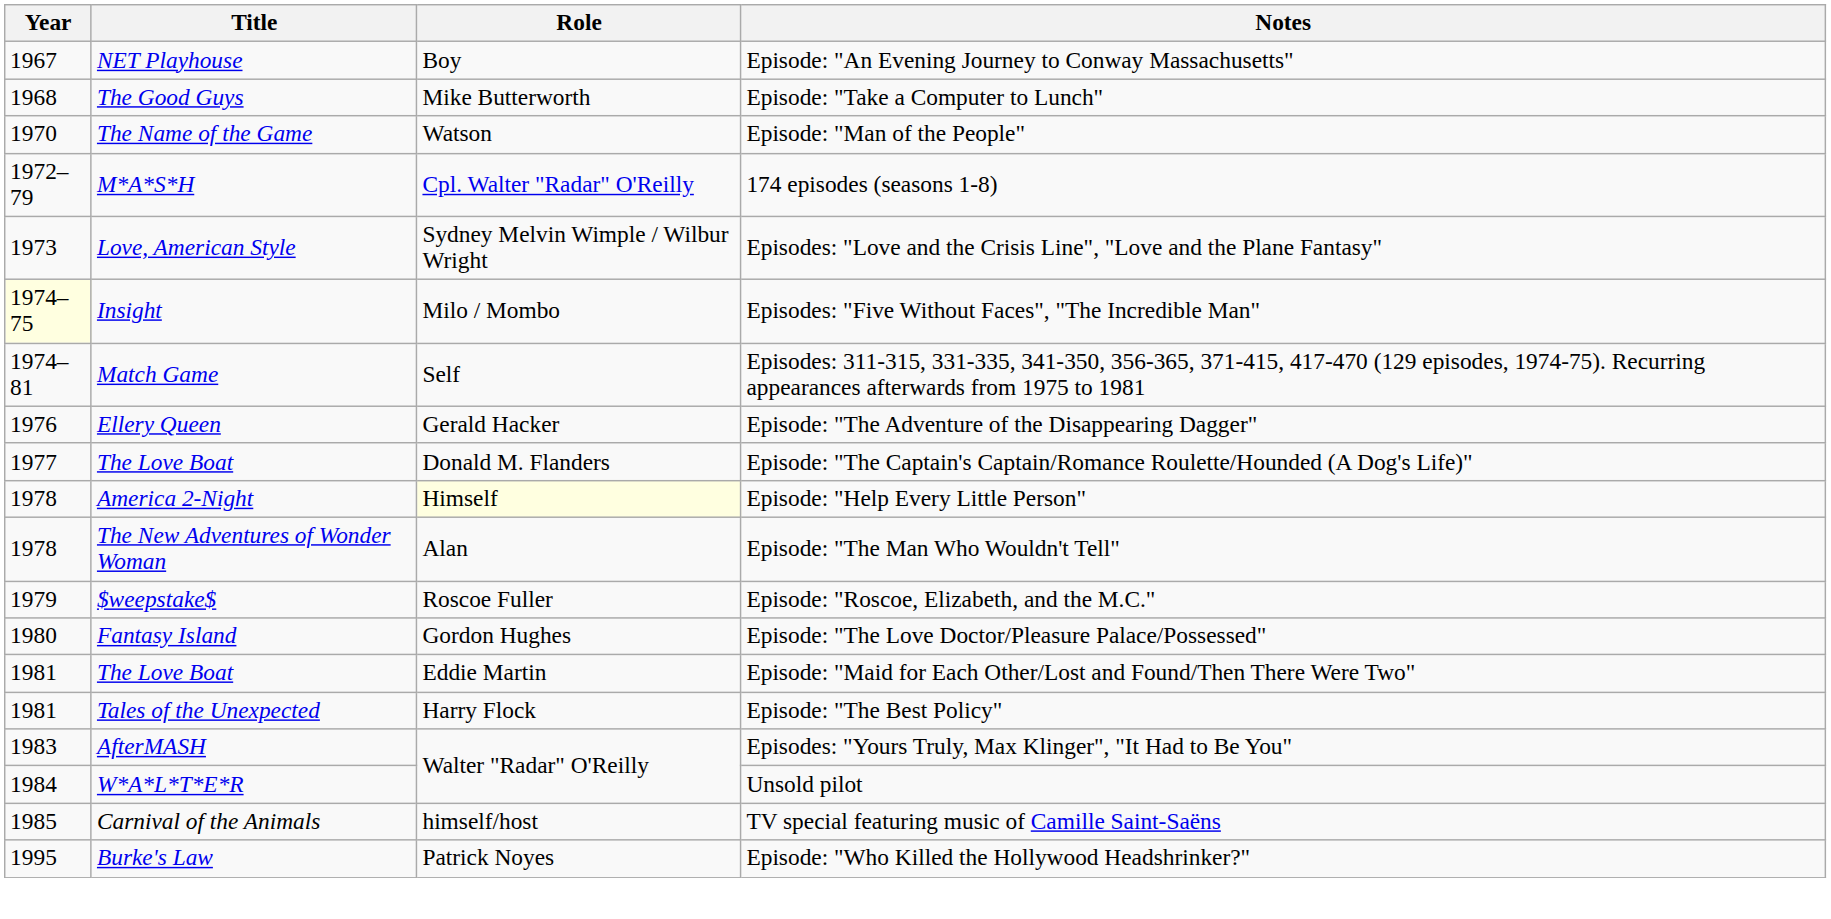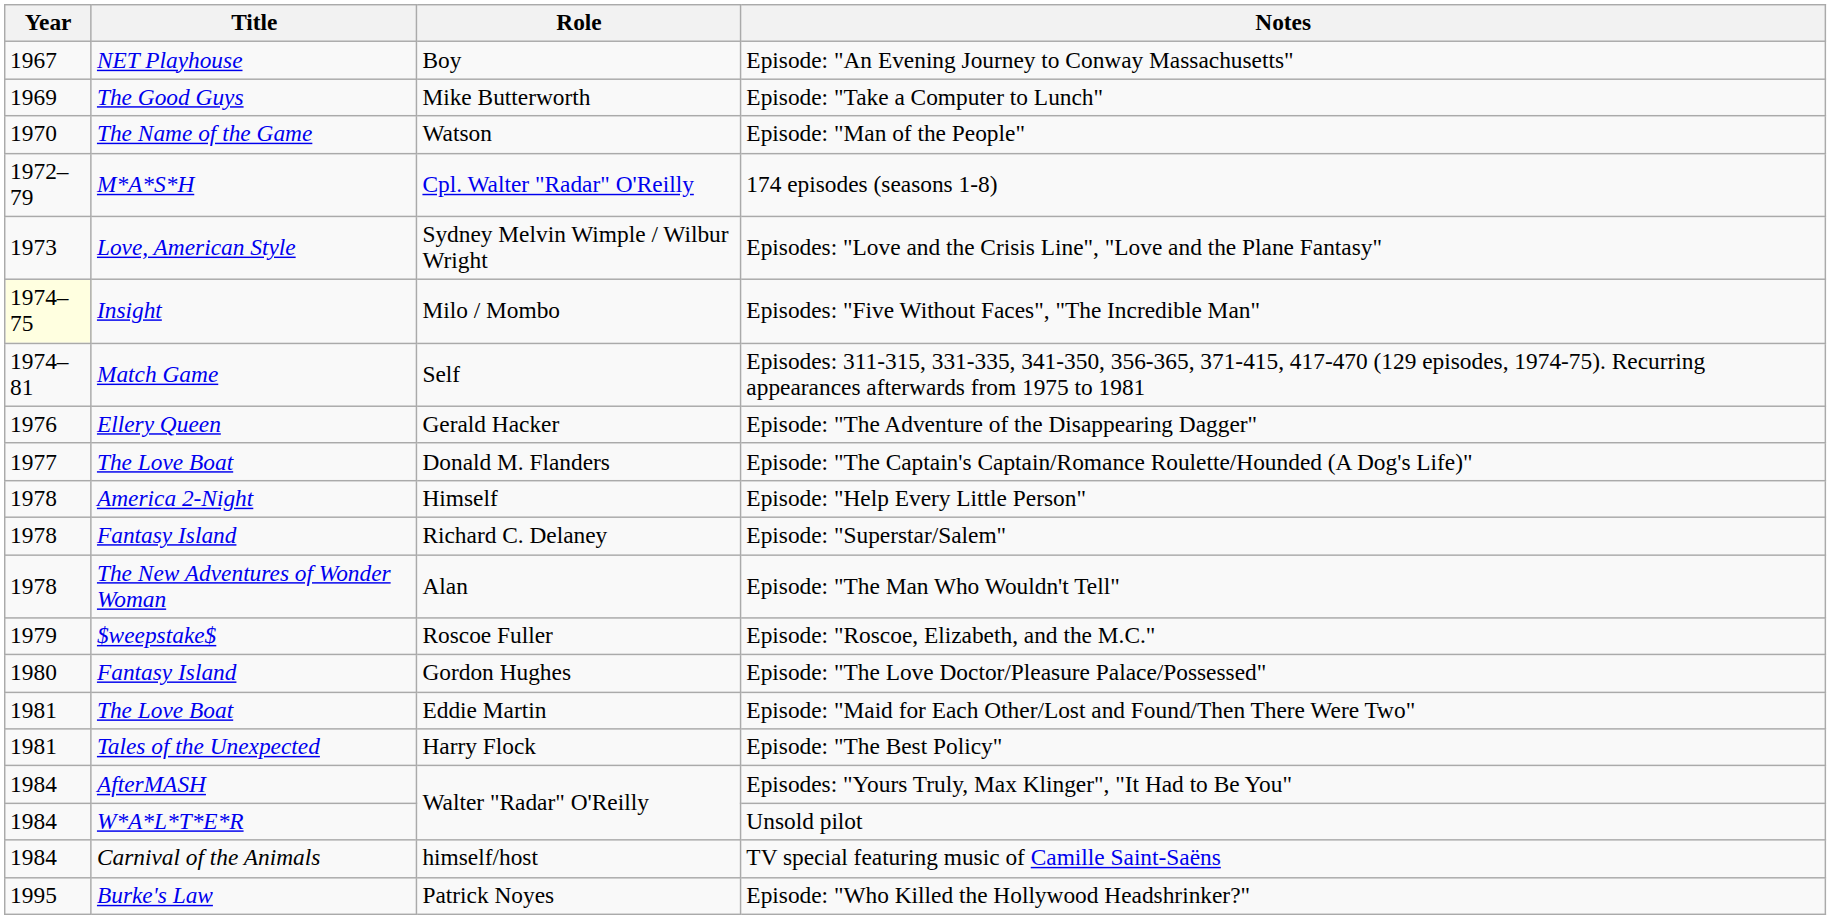(33, 97) 1968 -> (33, 97) 1969
(460, 498) lightyellow background -> (460, 498) no background
+ row: (876, 535)
(33, 747) 1983 -> (33, 784) 1984
(33, 821) 1985 -> (33, 858) 1984
